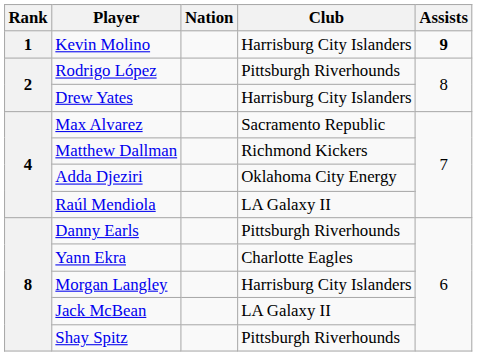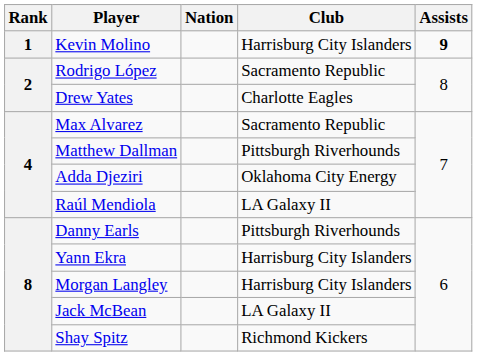(321, 71) Pittsburgh Riverhounds -> (313, 71) Sacramento Republic
(326, 97) Harrisburg City Islanders -> (297, 97) Charlotte Eagles
(304, 151) Richmond Kickers -> (321, 151) Pittsburgh Riverhounds
(297, 257) Charlotte Eagles -> (326, 257) Harrisburg City Islanders
(321, 337) Pittsburgh Riverhounds -> (304, 337) Richmond Kickers
